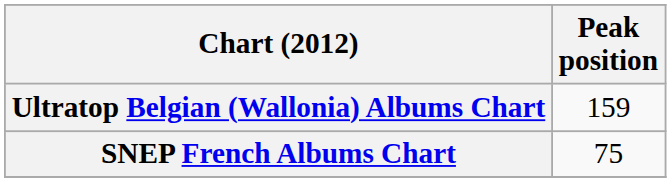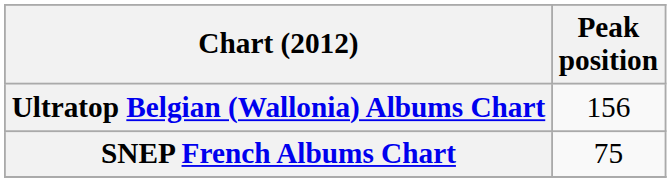(608, 107) 159 -> (608, 107) 156
